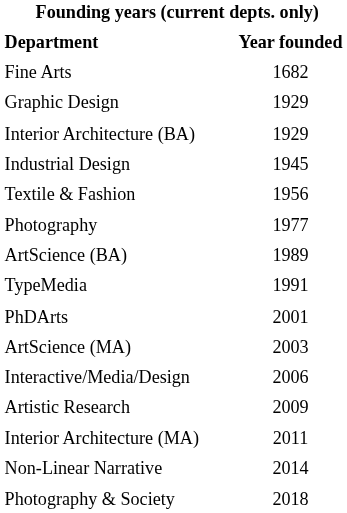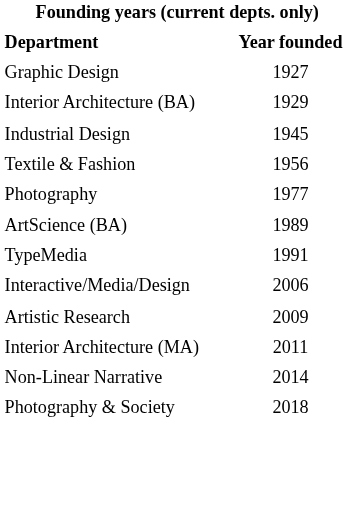- row: (38, 72)
(291, 103) 1929 -> (291, 72) 1927
- row: (36, 316)
- row: (68, 346)
